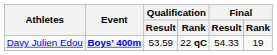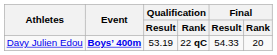(161, 43) 53.59 -> (161, 43) 53.19
(258, 43) 19 -> (258, 43) 20
